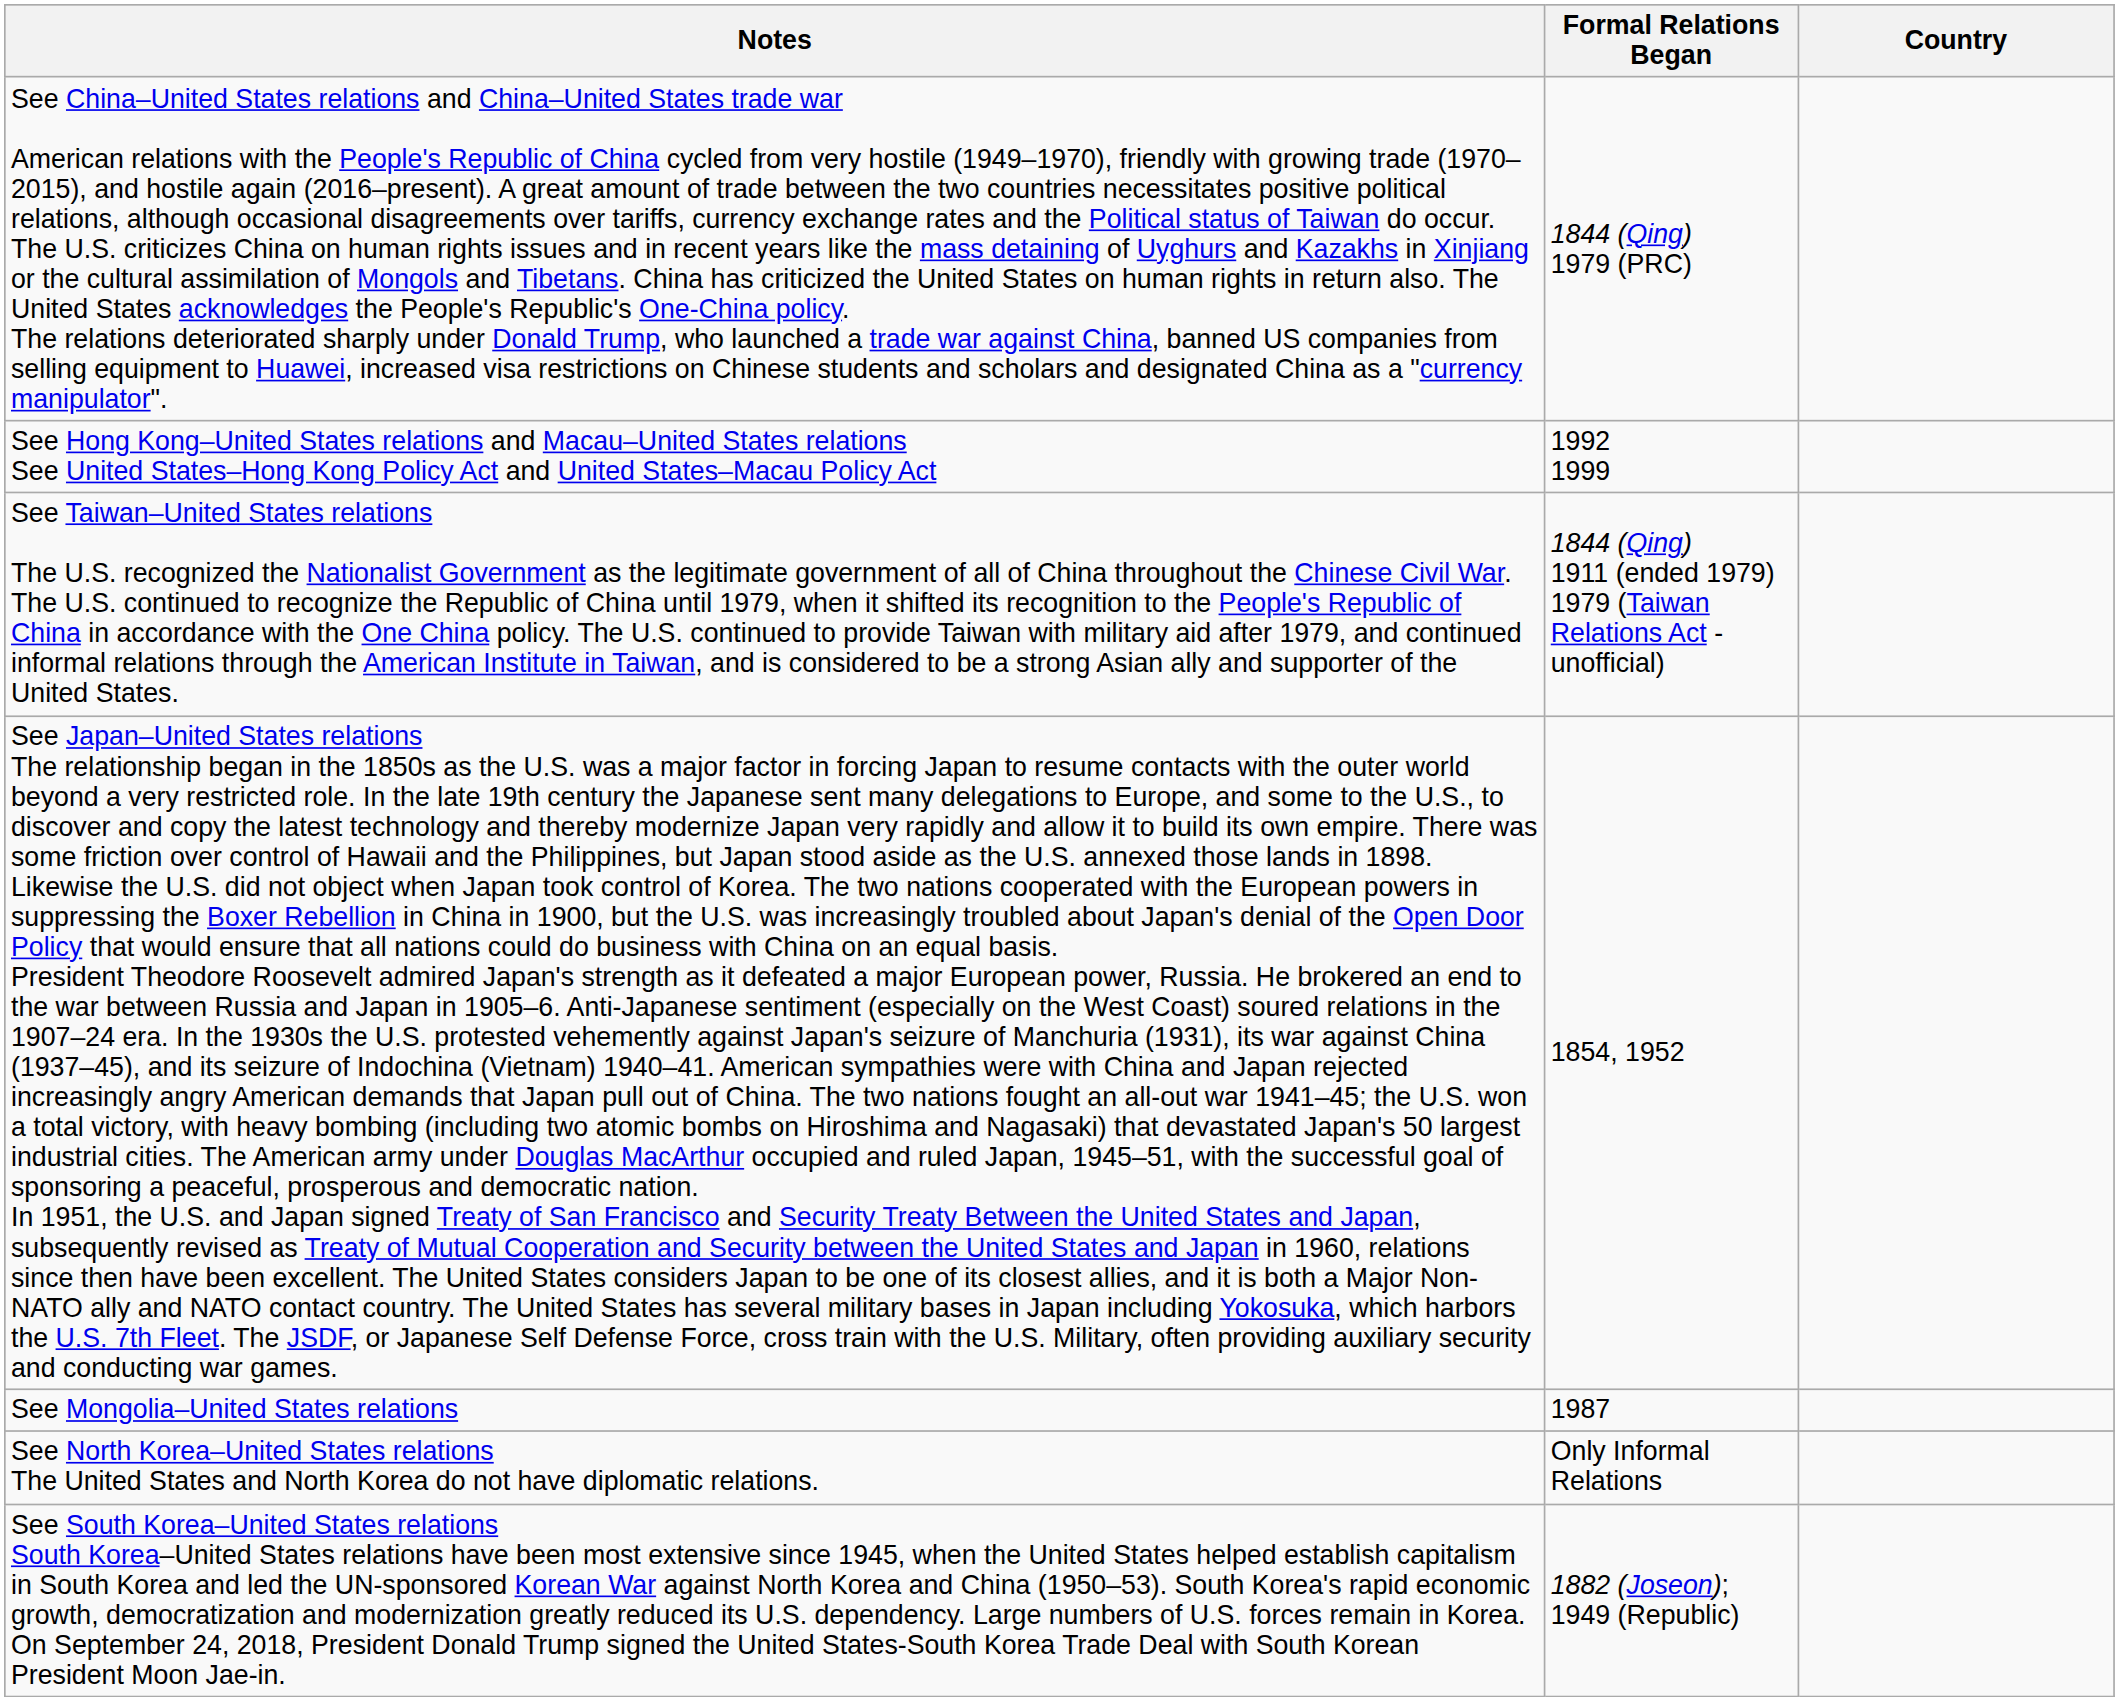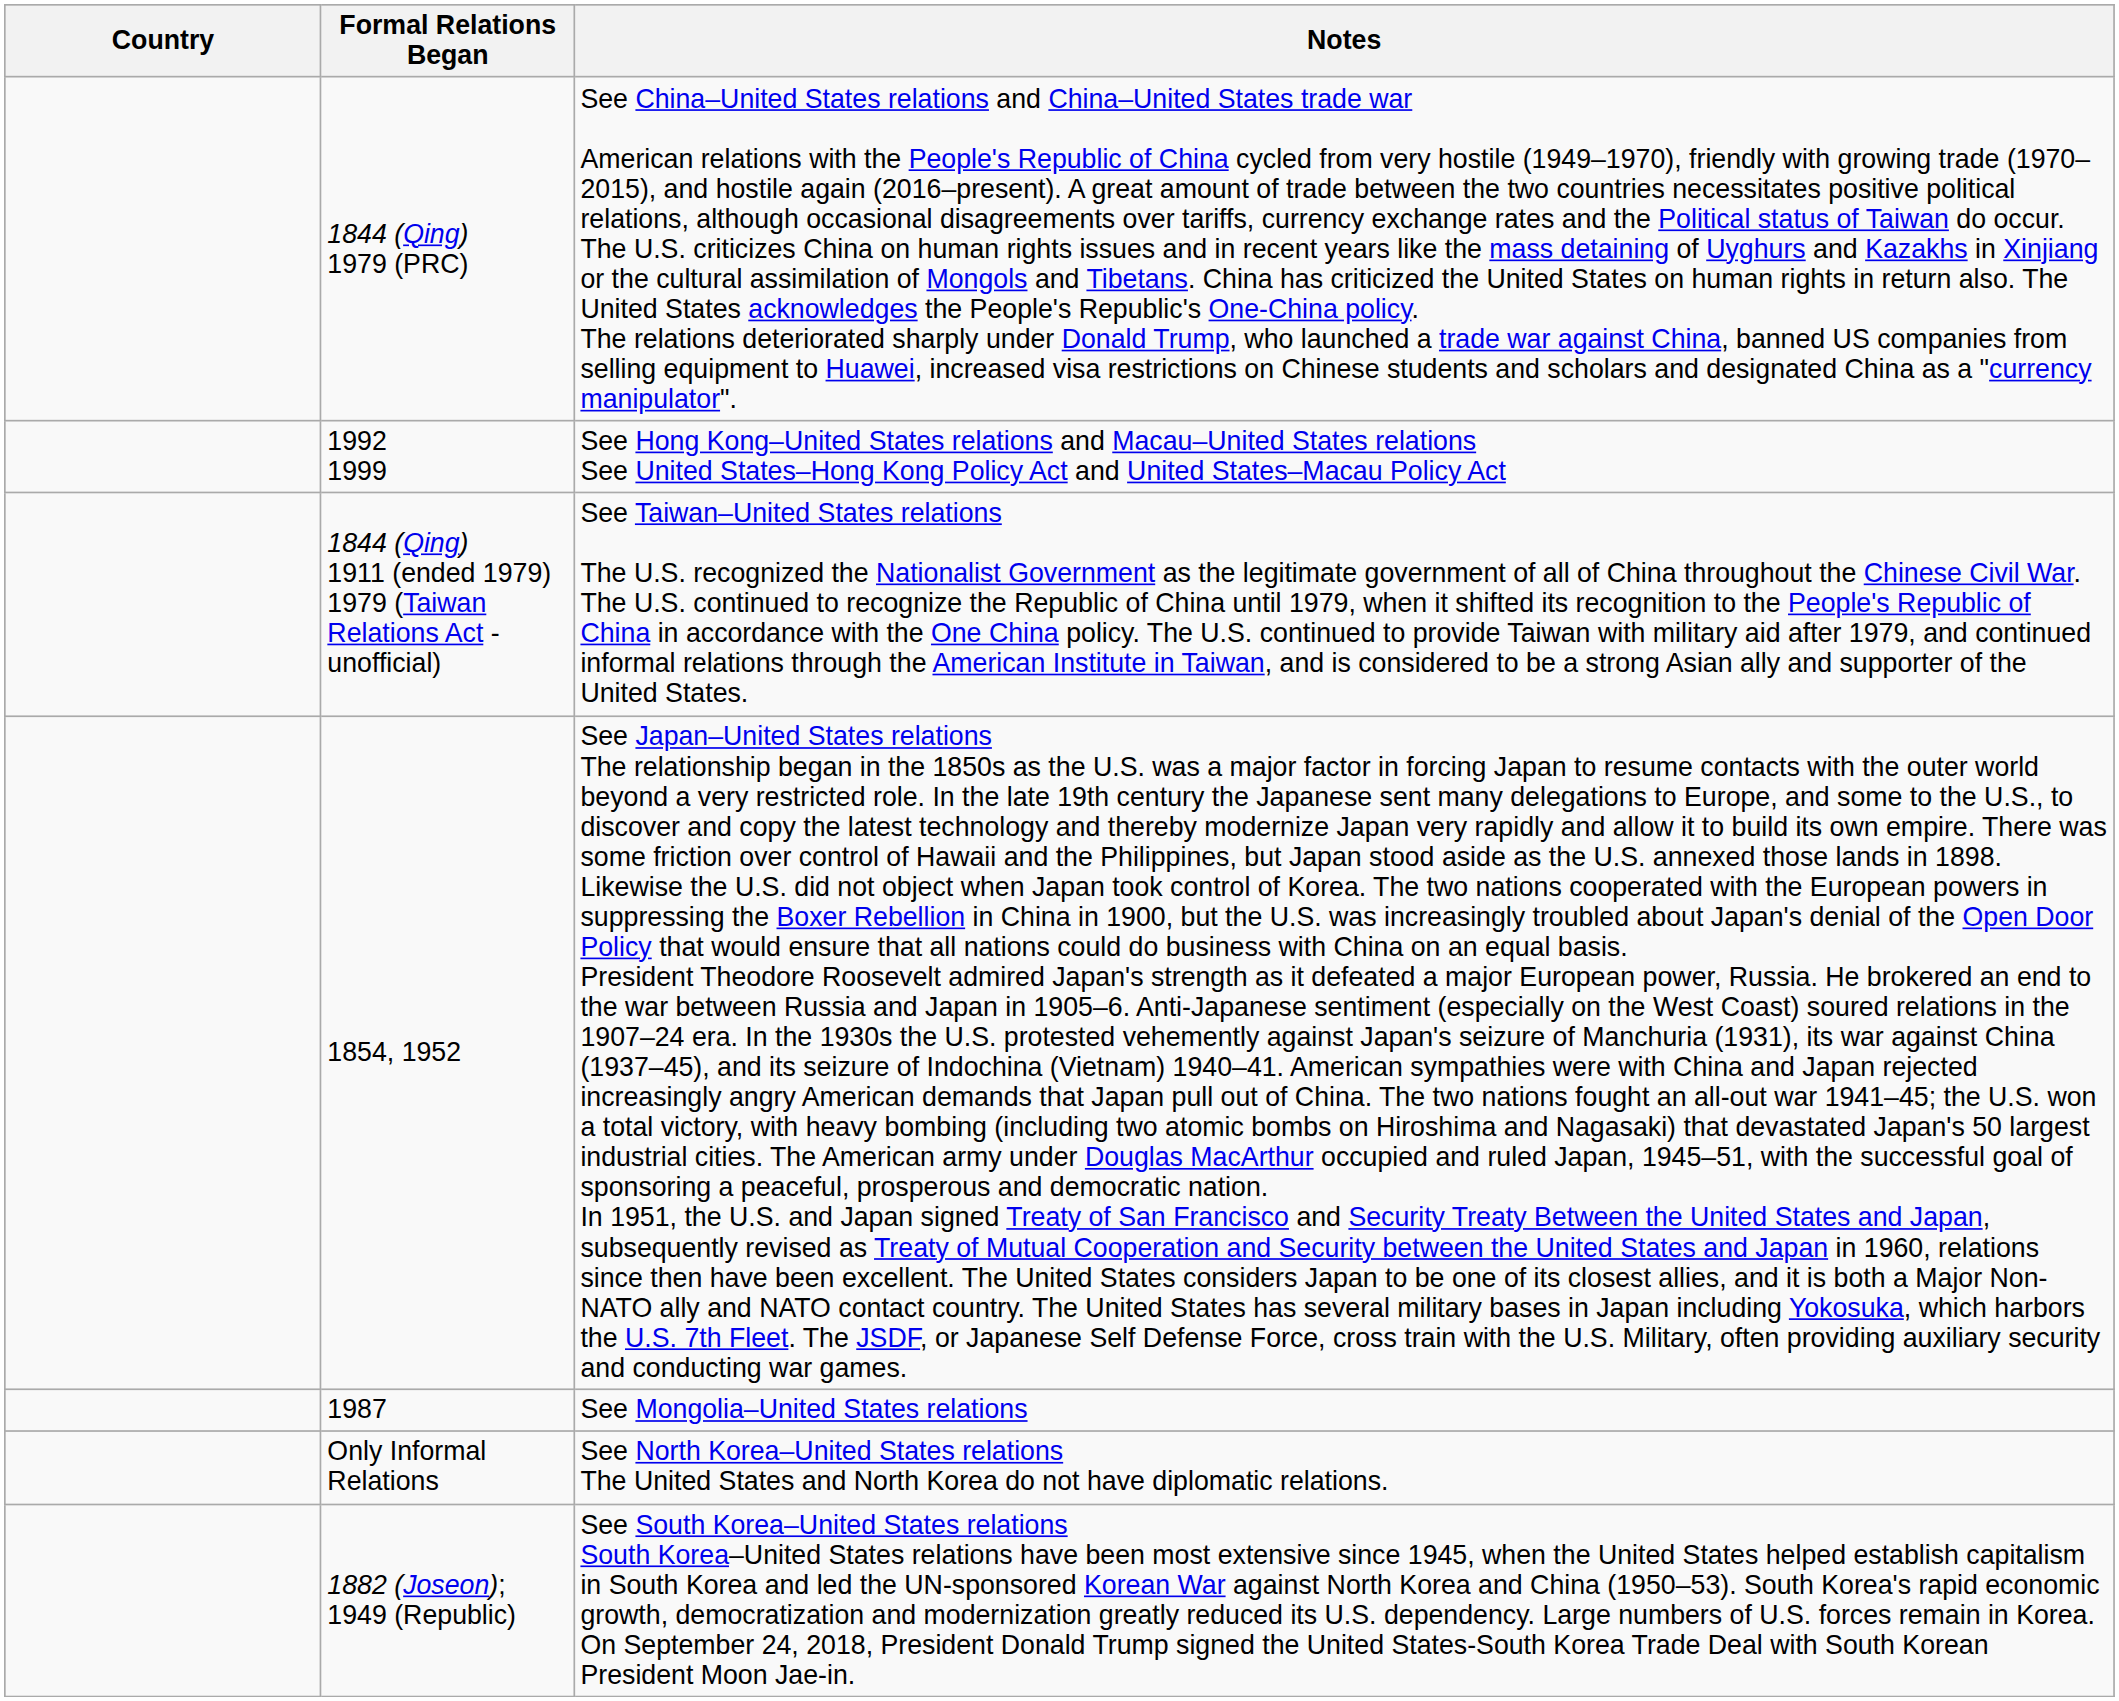columns swapped: (1956, 40) <-> (775, 40)
